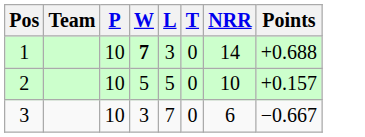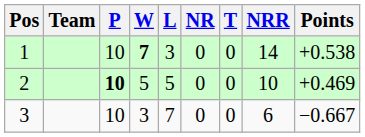+ column: (200, 20)
(289, 52) +0.688 -> (327, 52) +0.538
(115, 83) normal -> (115, 83) bold
(289, 83) +0.157 -> (327, 83) +0.469
